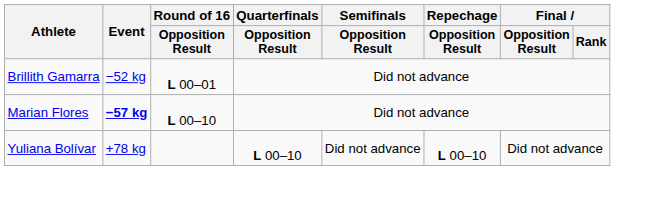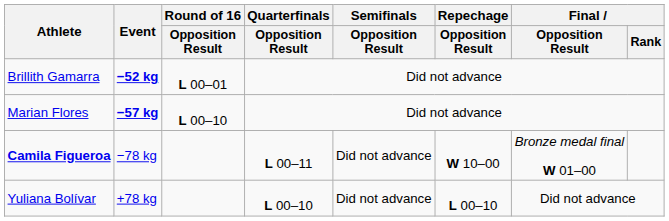(126, 77) normal -> (138, 77) bold
+ row: (59, 156)
